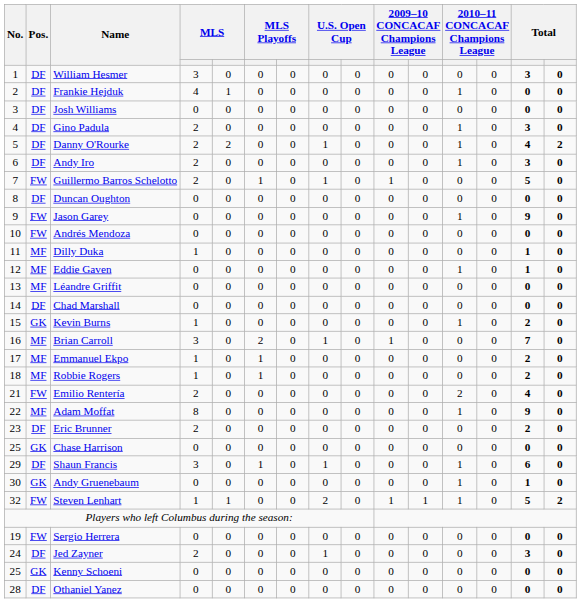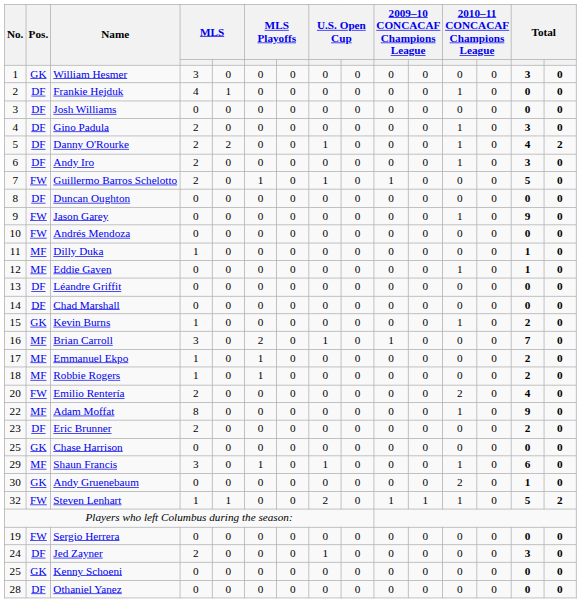(38, 74) DF -> (38, 74) GK
(38, 287) MF -> (38, 287) DF
(15, 393) 21 -> (15, 393) 20
(38, 464) DF -> (38, 464) MF
(460, 482) 1 -> (460, 482) 2
